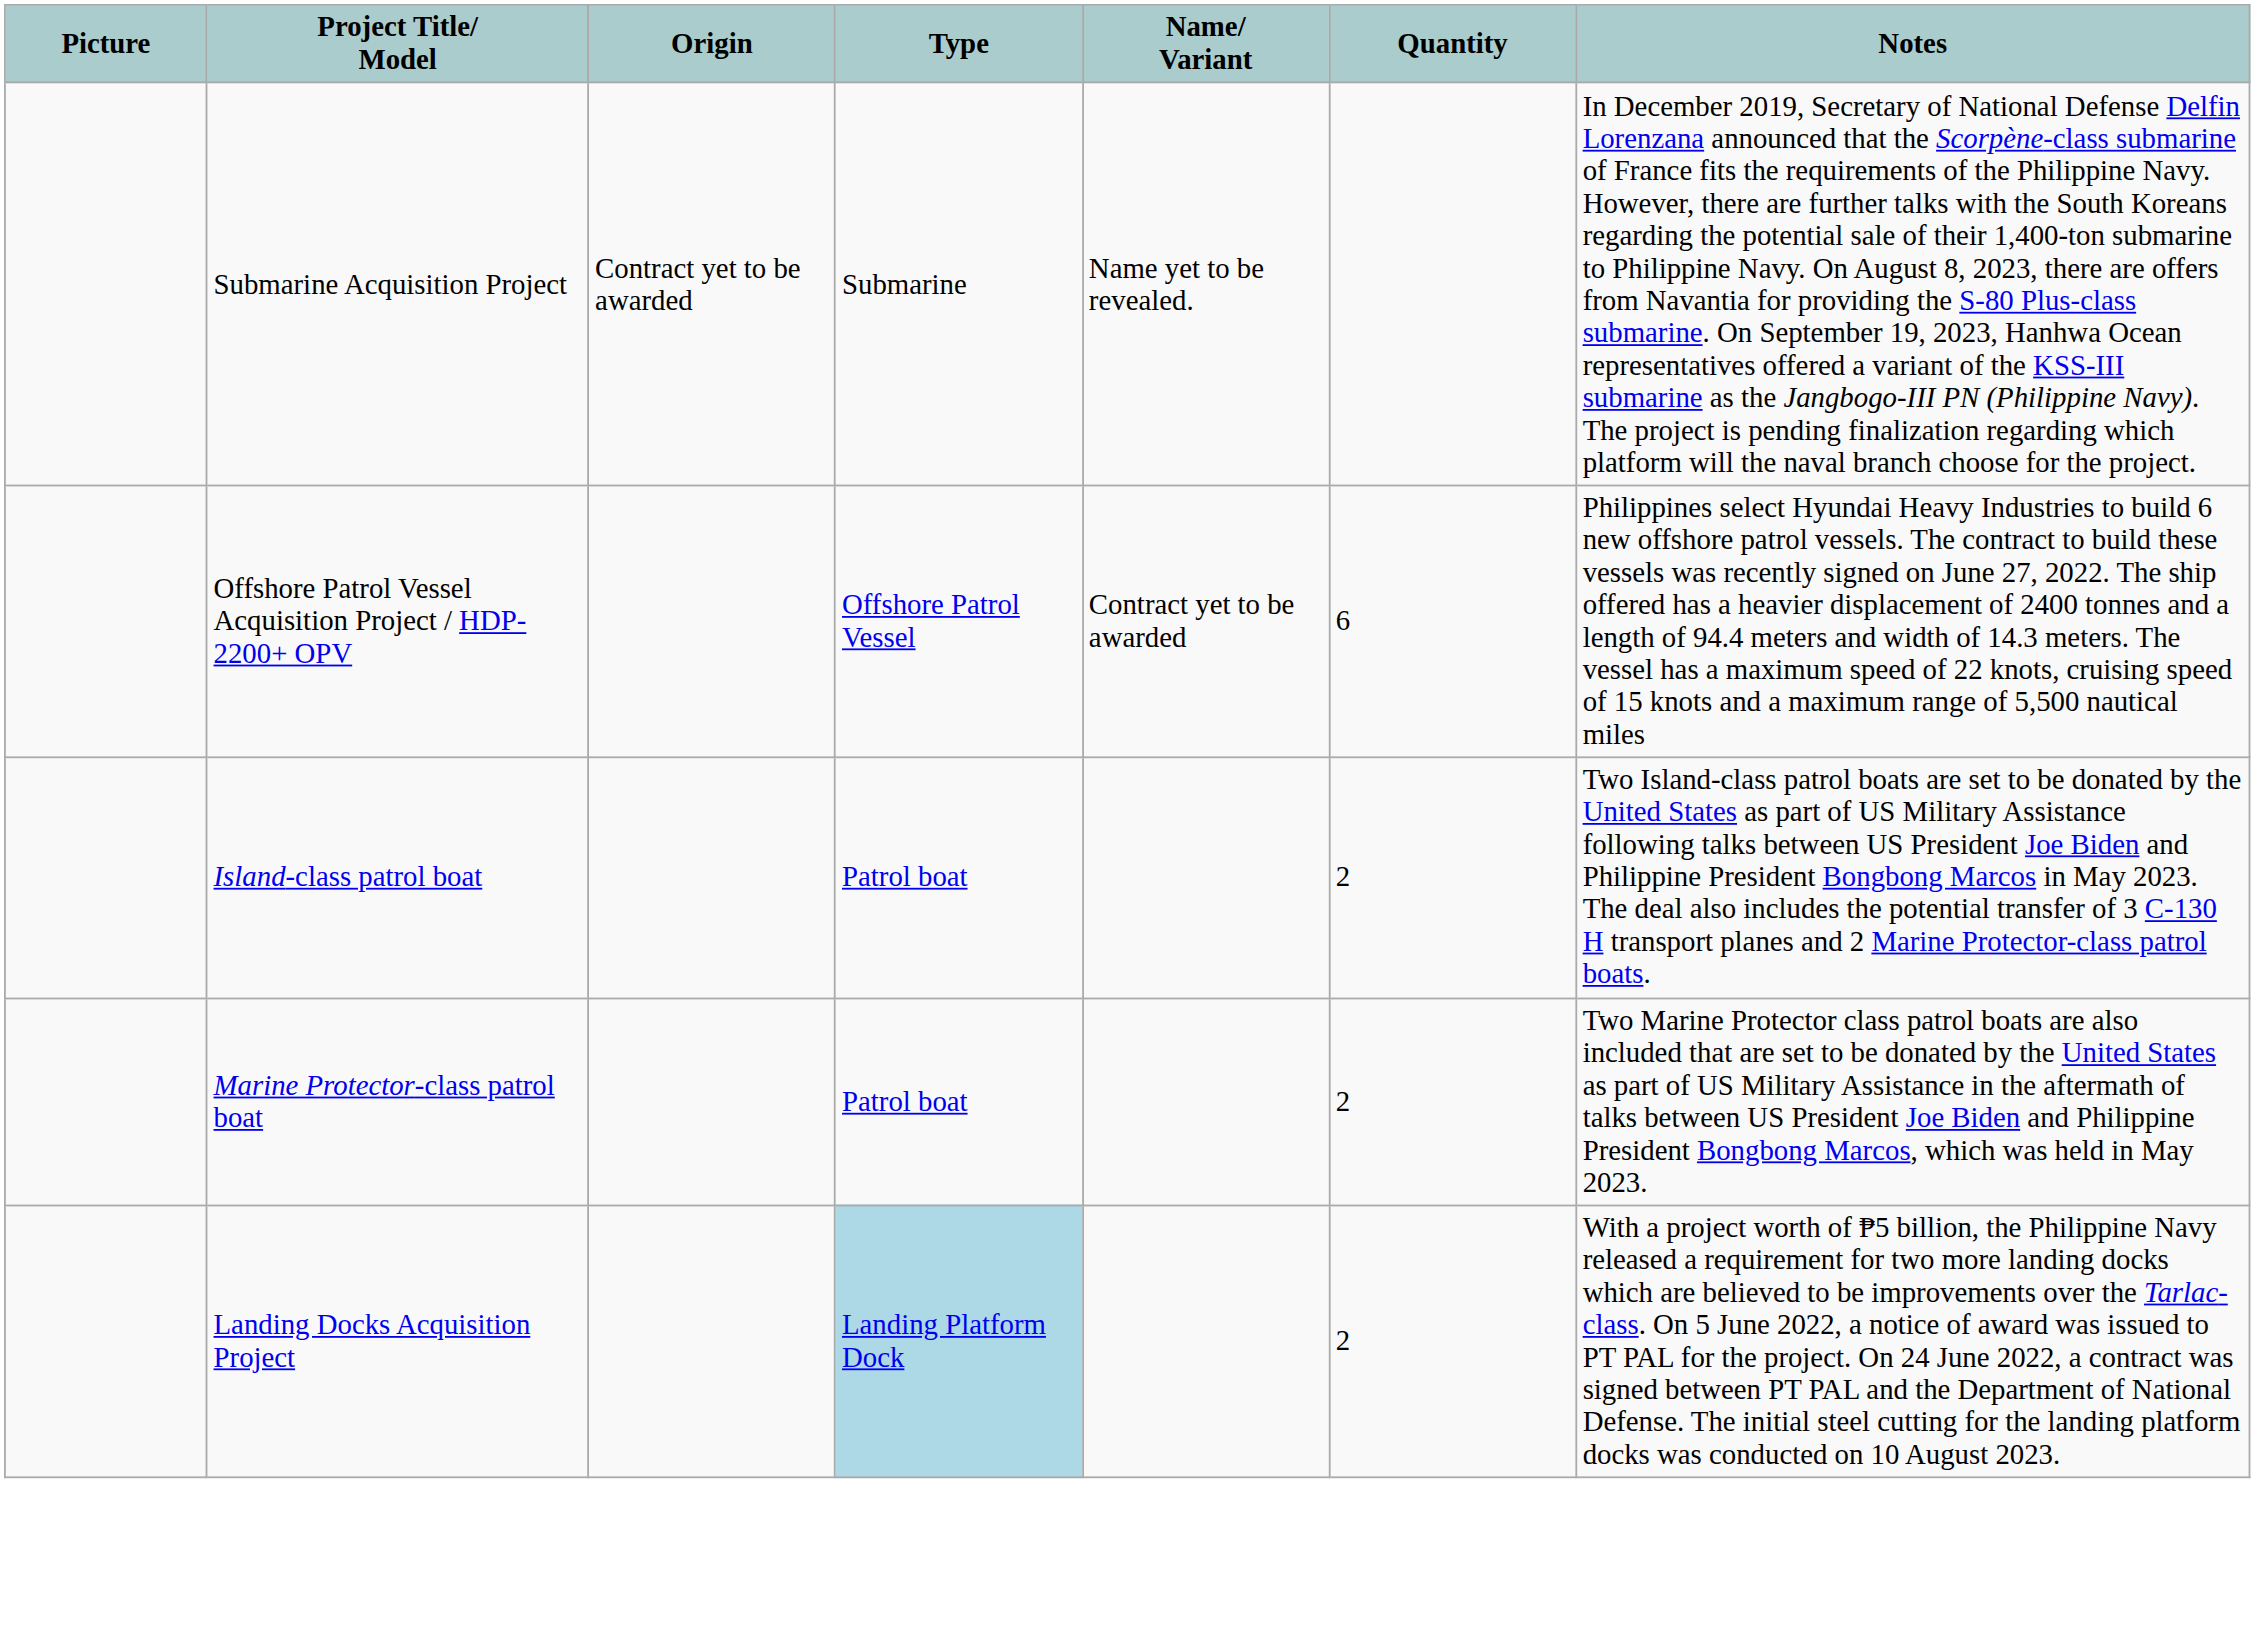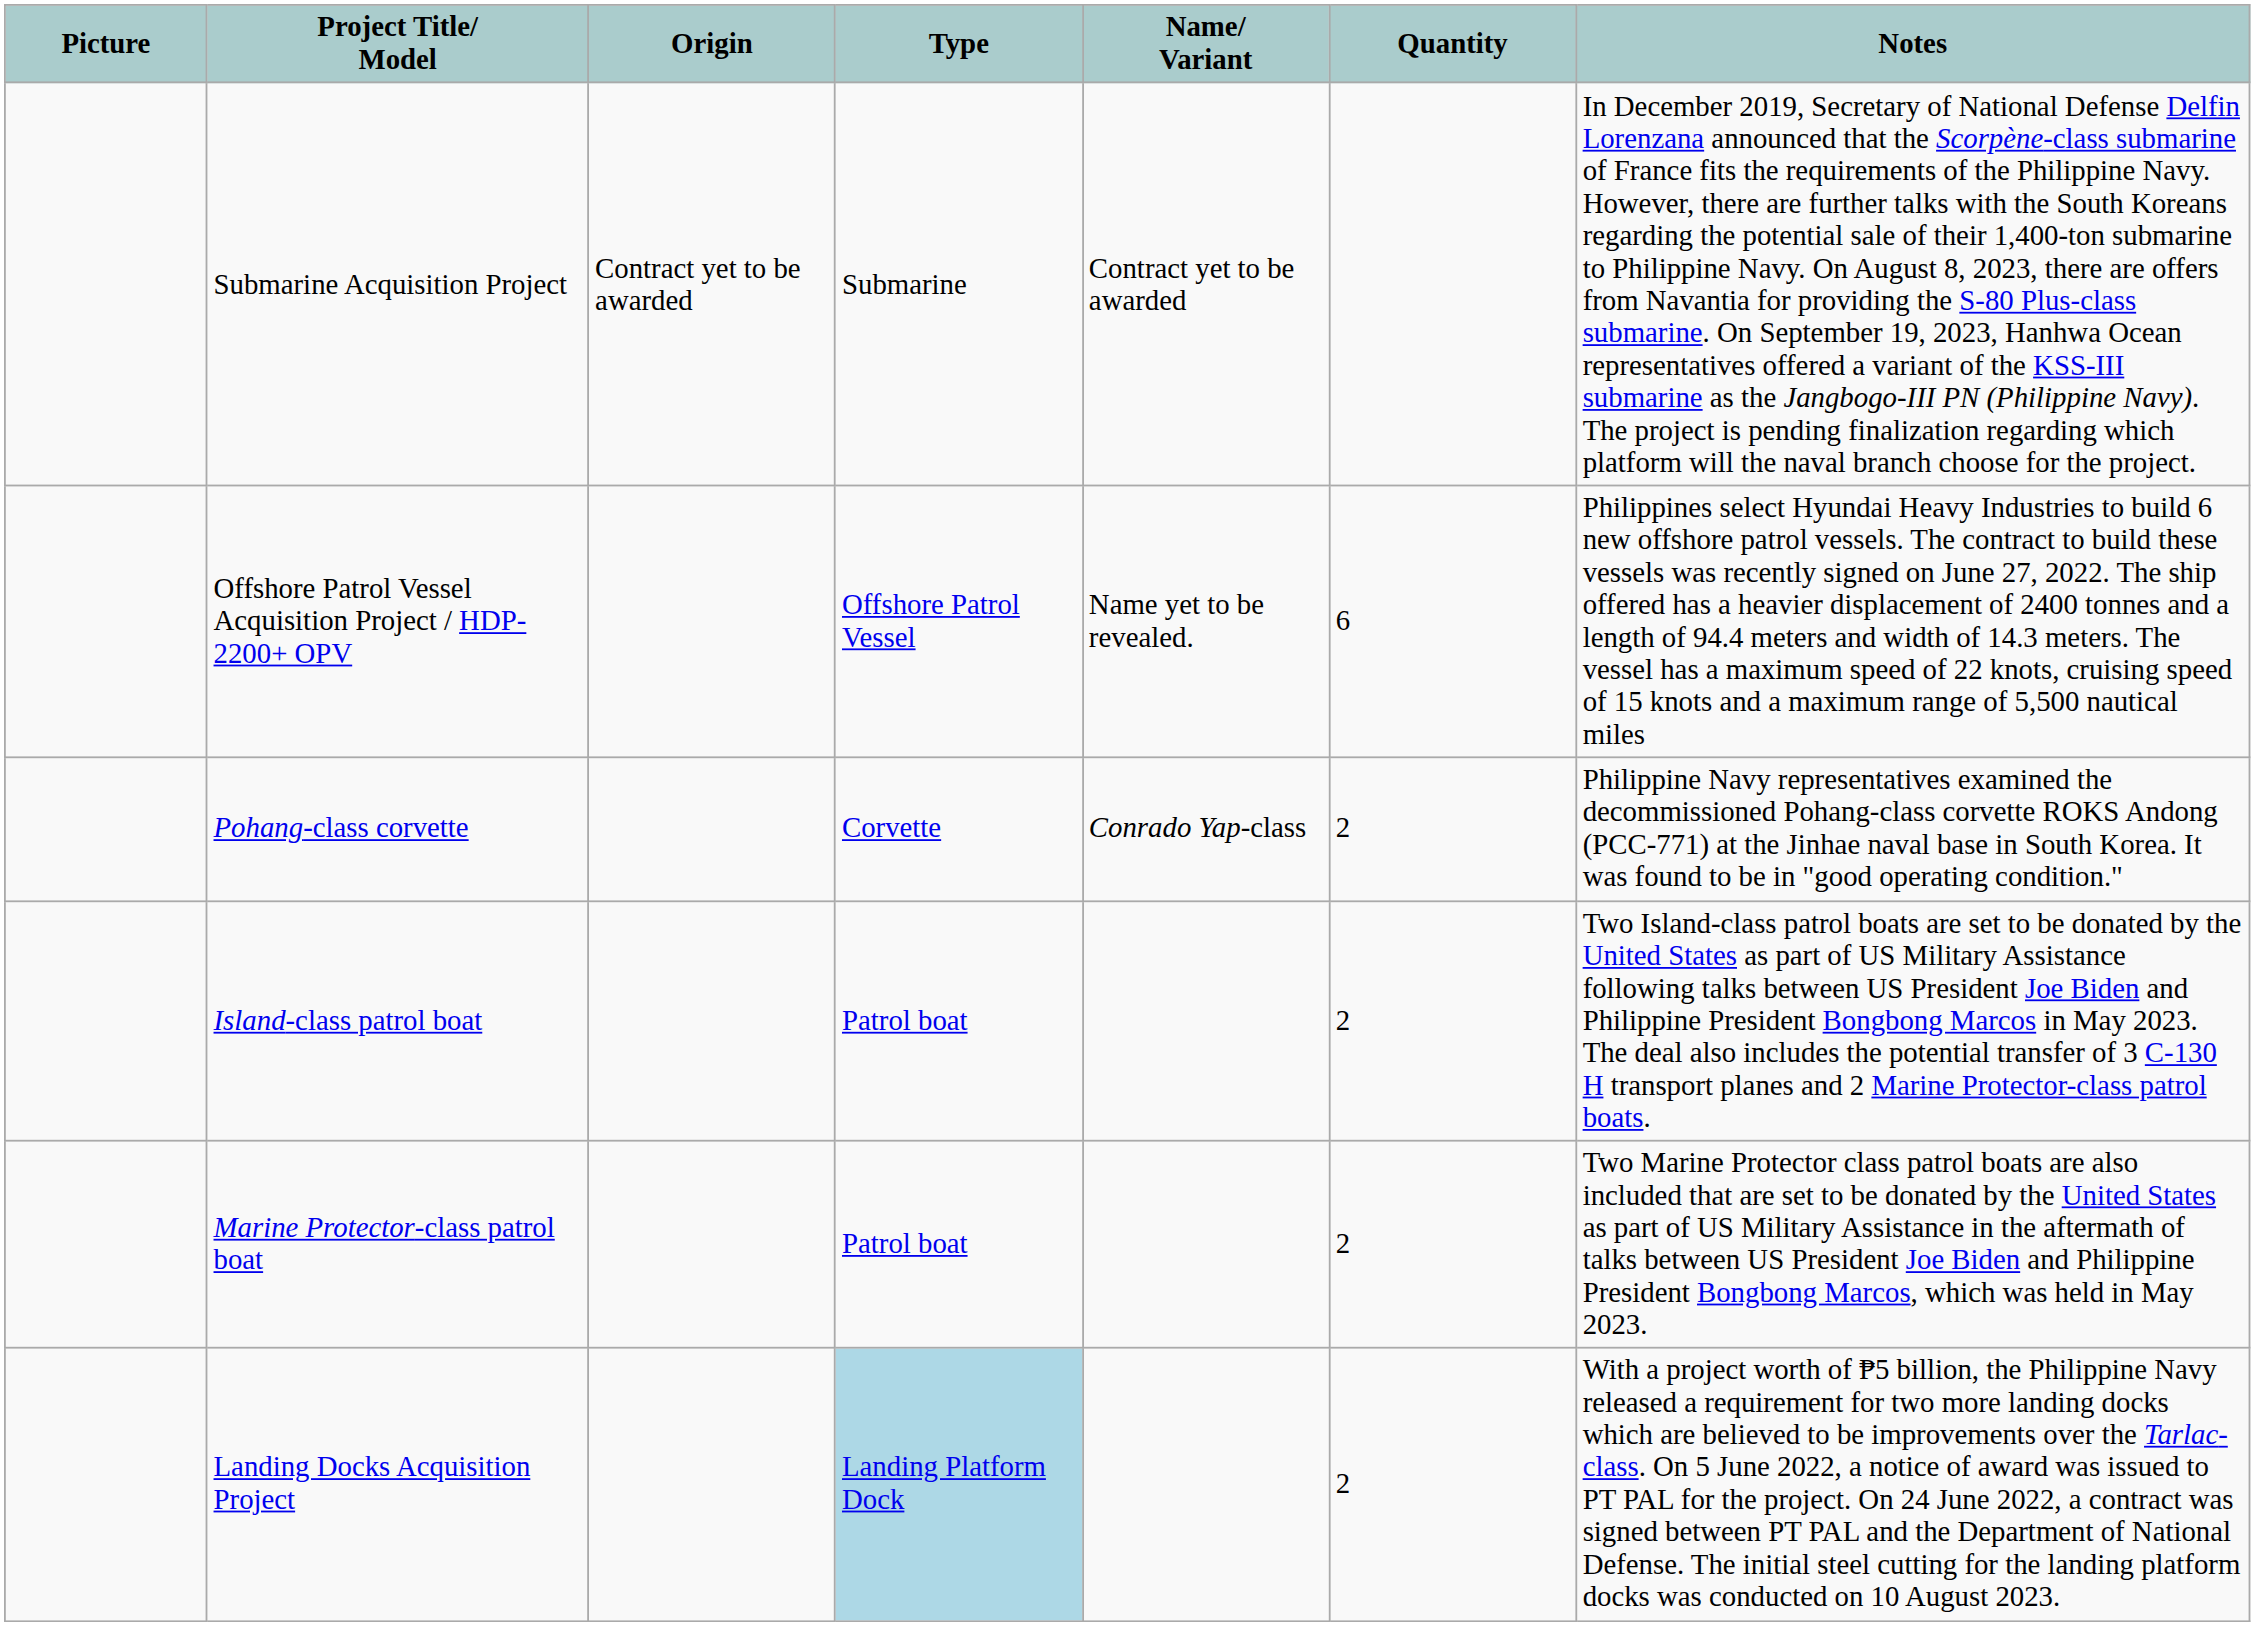(1176, 283) Name yet to be revealed. -> (1192, 283) Contract yet to be awarded
(1192, 620) Contract yet to be awarded -> (1176, 620) Name yet to be revealed.
+ row: (341, 828)
